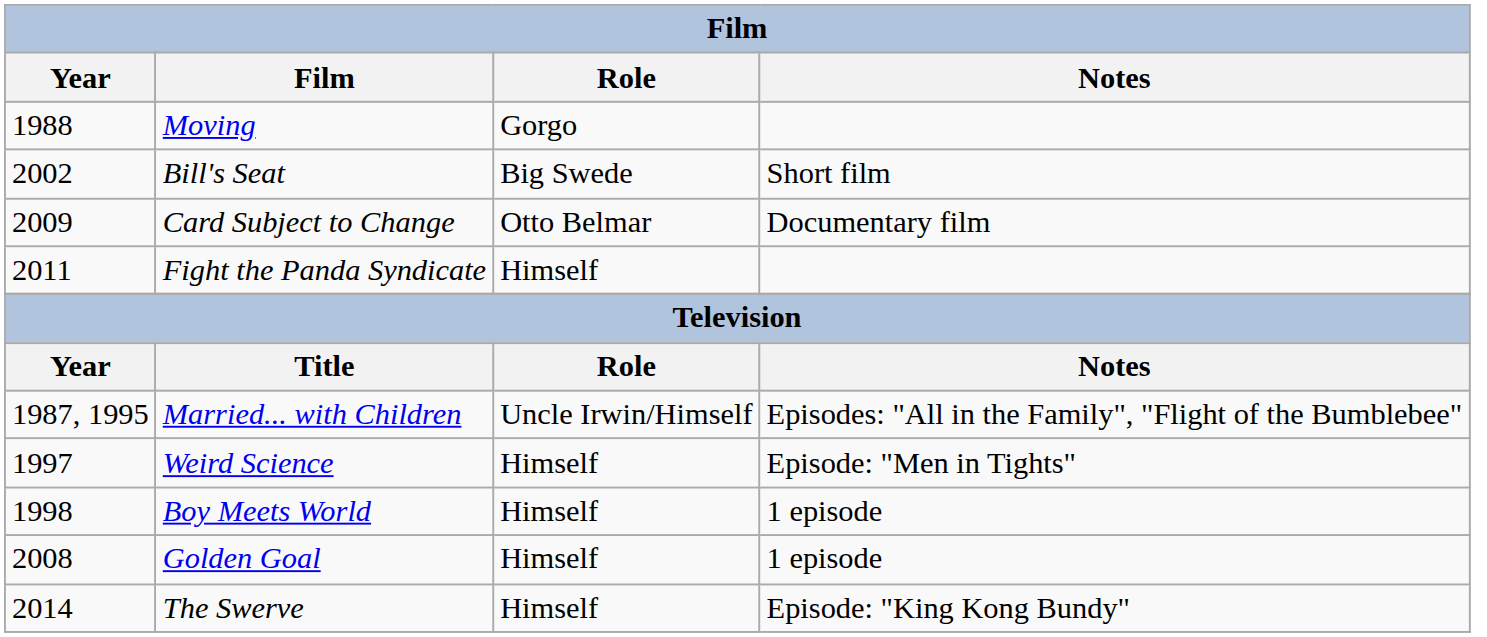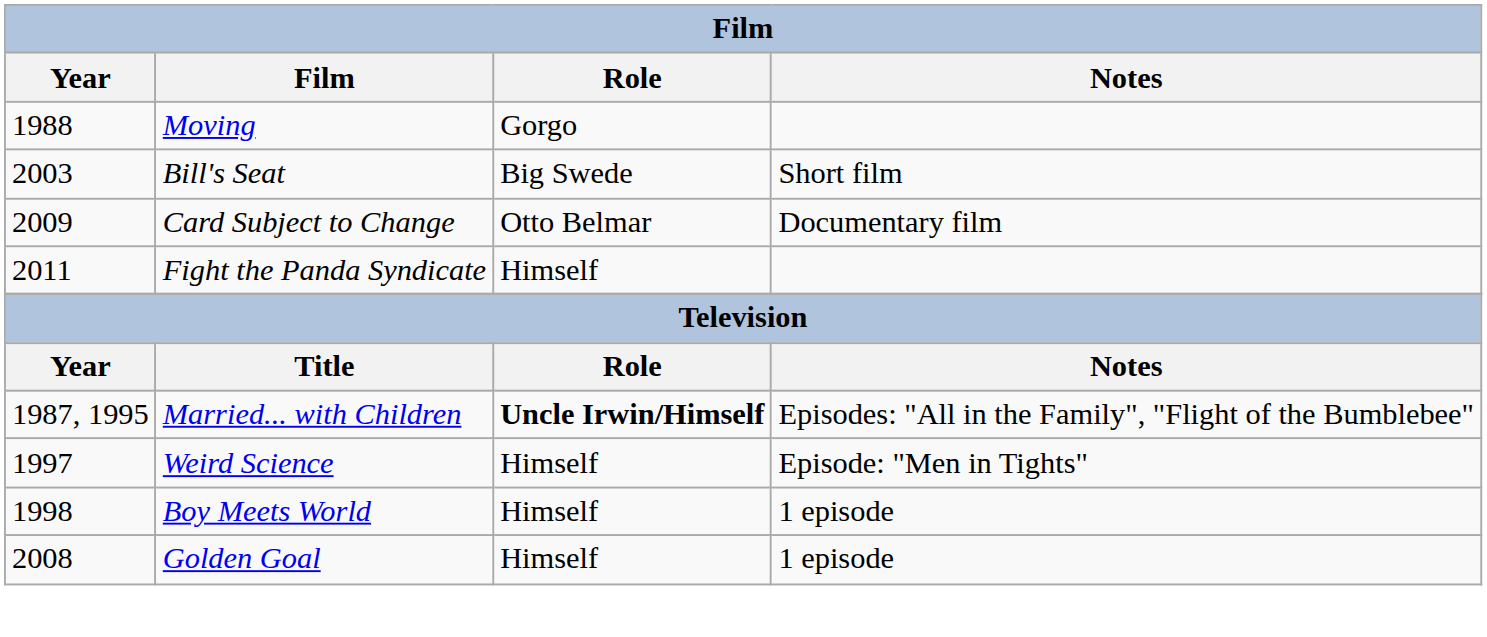(42, 173) 2002 -> (42, 173) 2003
(626, 414) normal -> (632, 414) bold
- row: (233, 607)
